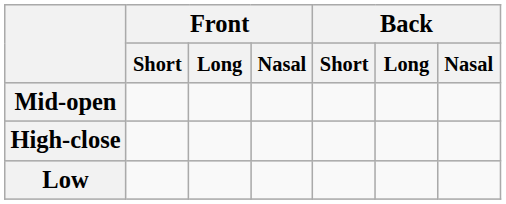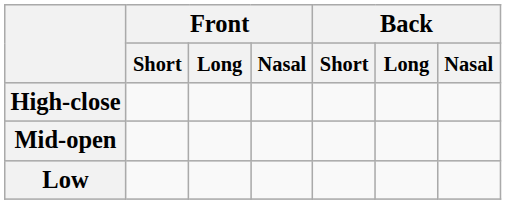rows swapped: (65, 140) <-> (65, 101)
